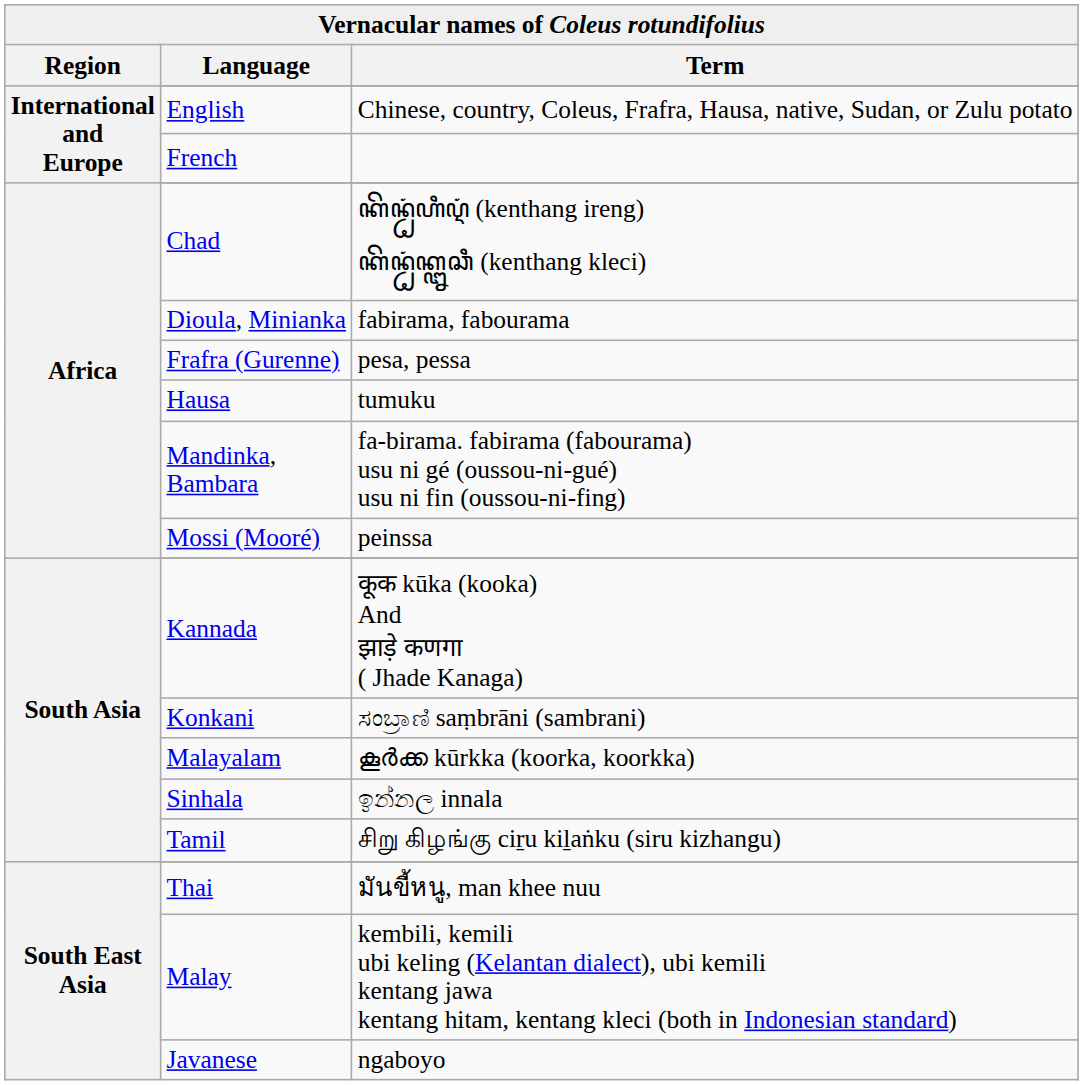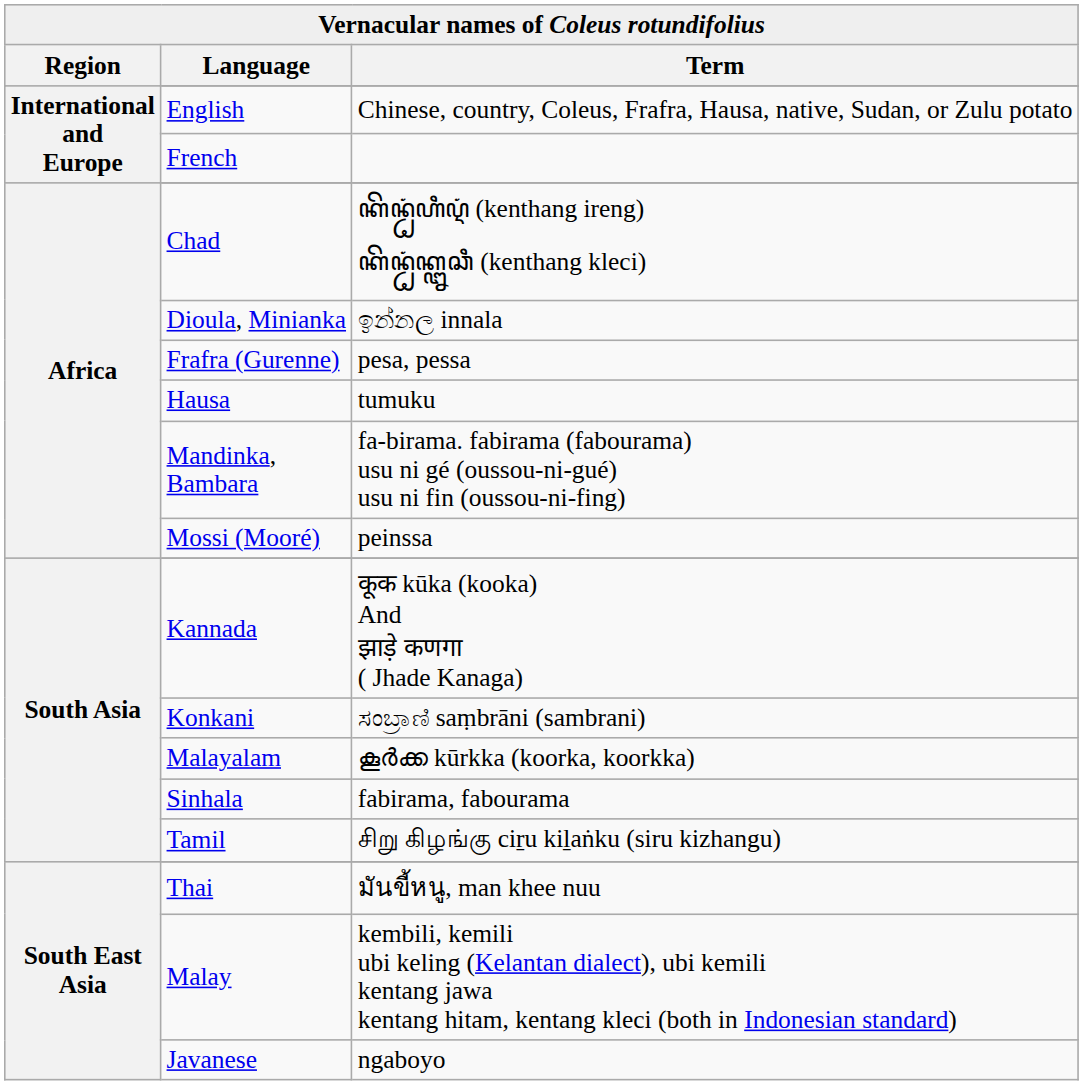(464, 319) fabirama, fabourama -> (430, 319) ඉන්නල innala
(430, 798) ඉන්නල innala -> (464, 798) fabirama, fabourama
